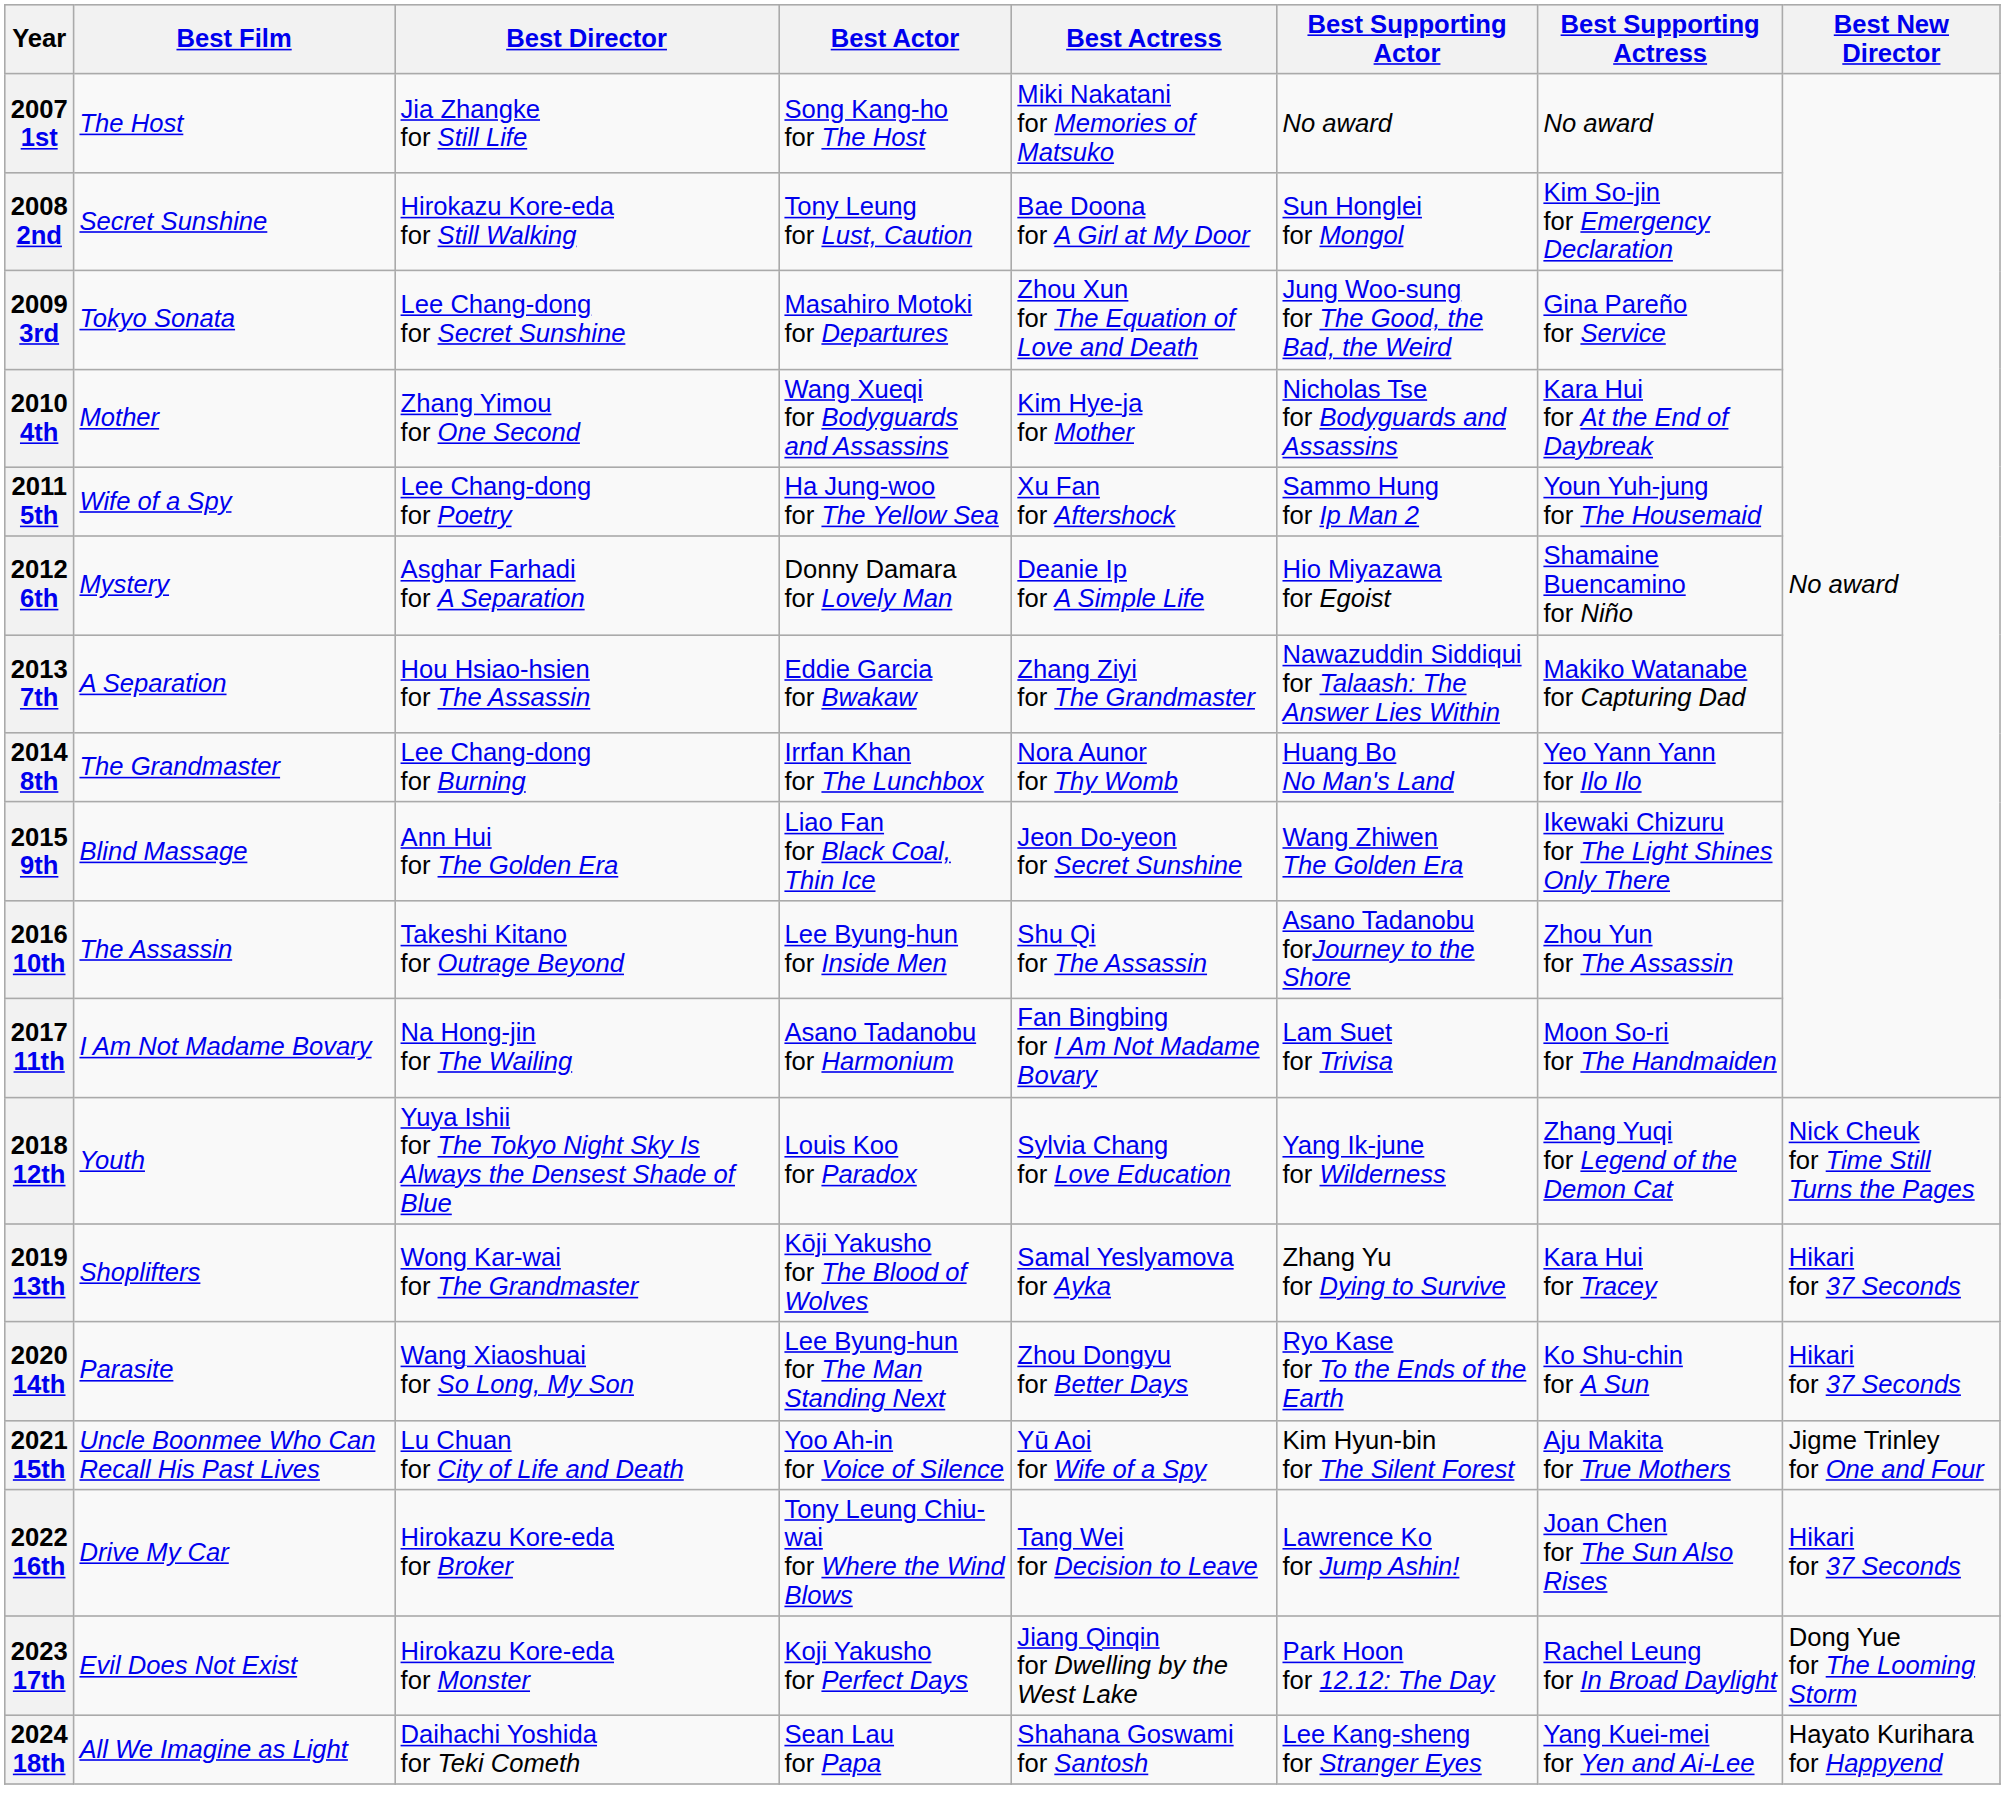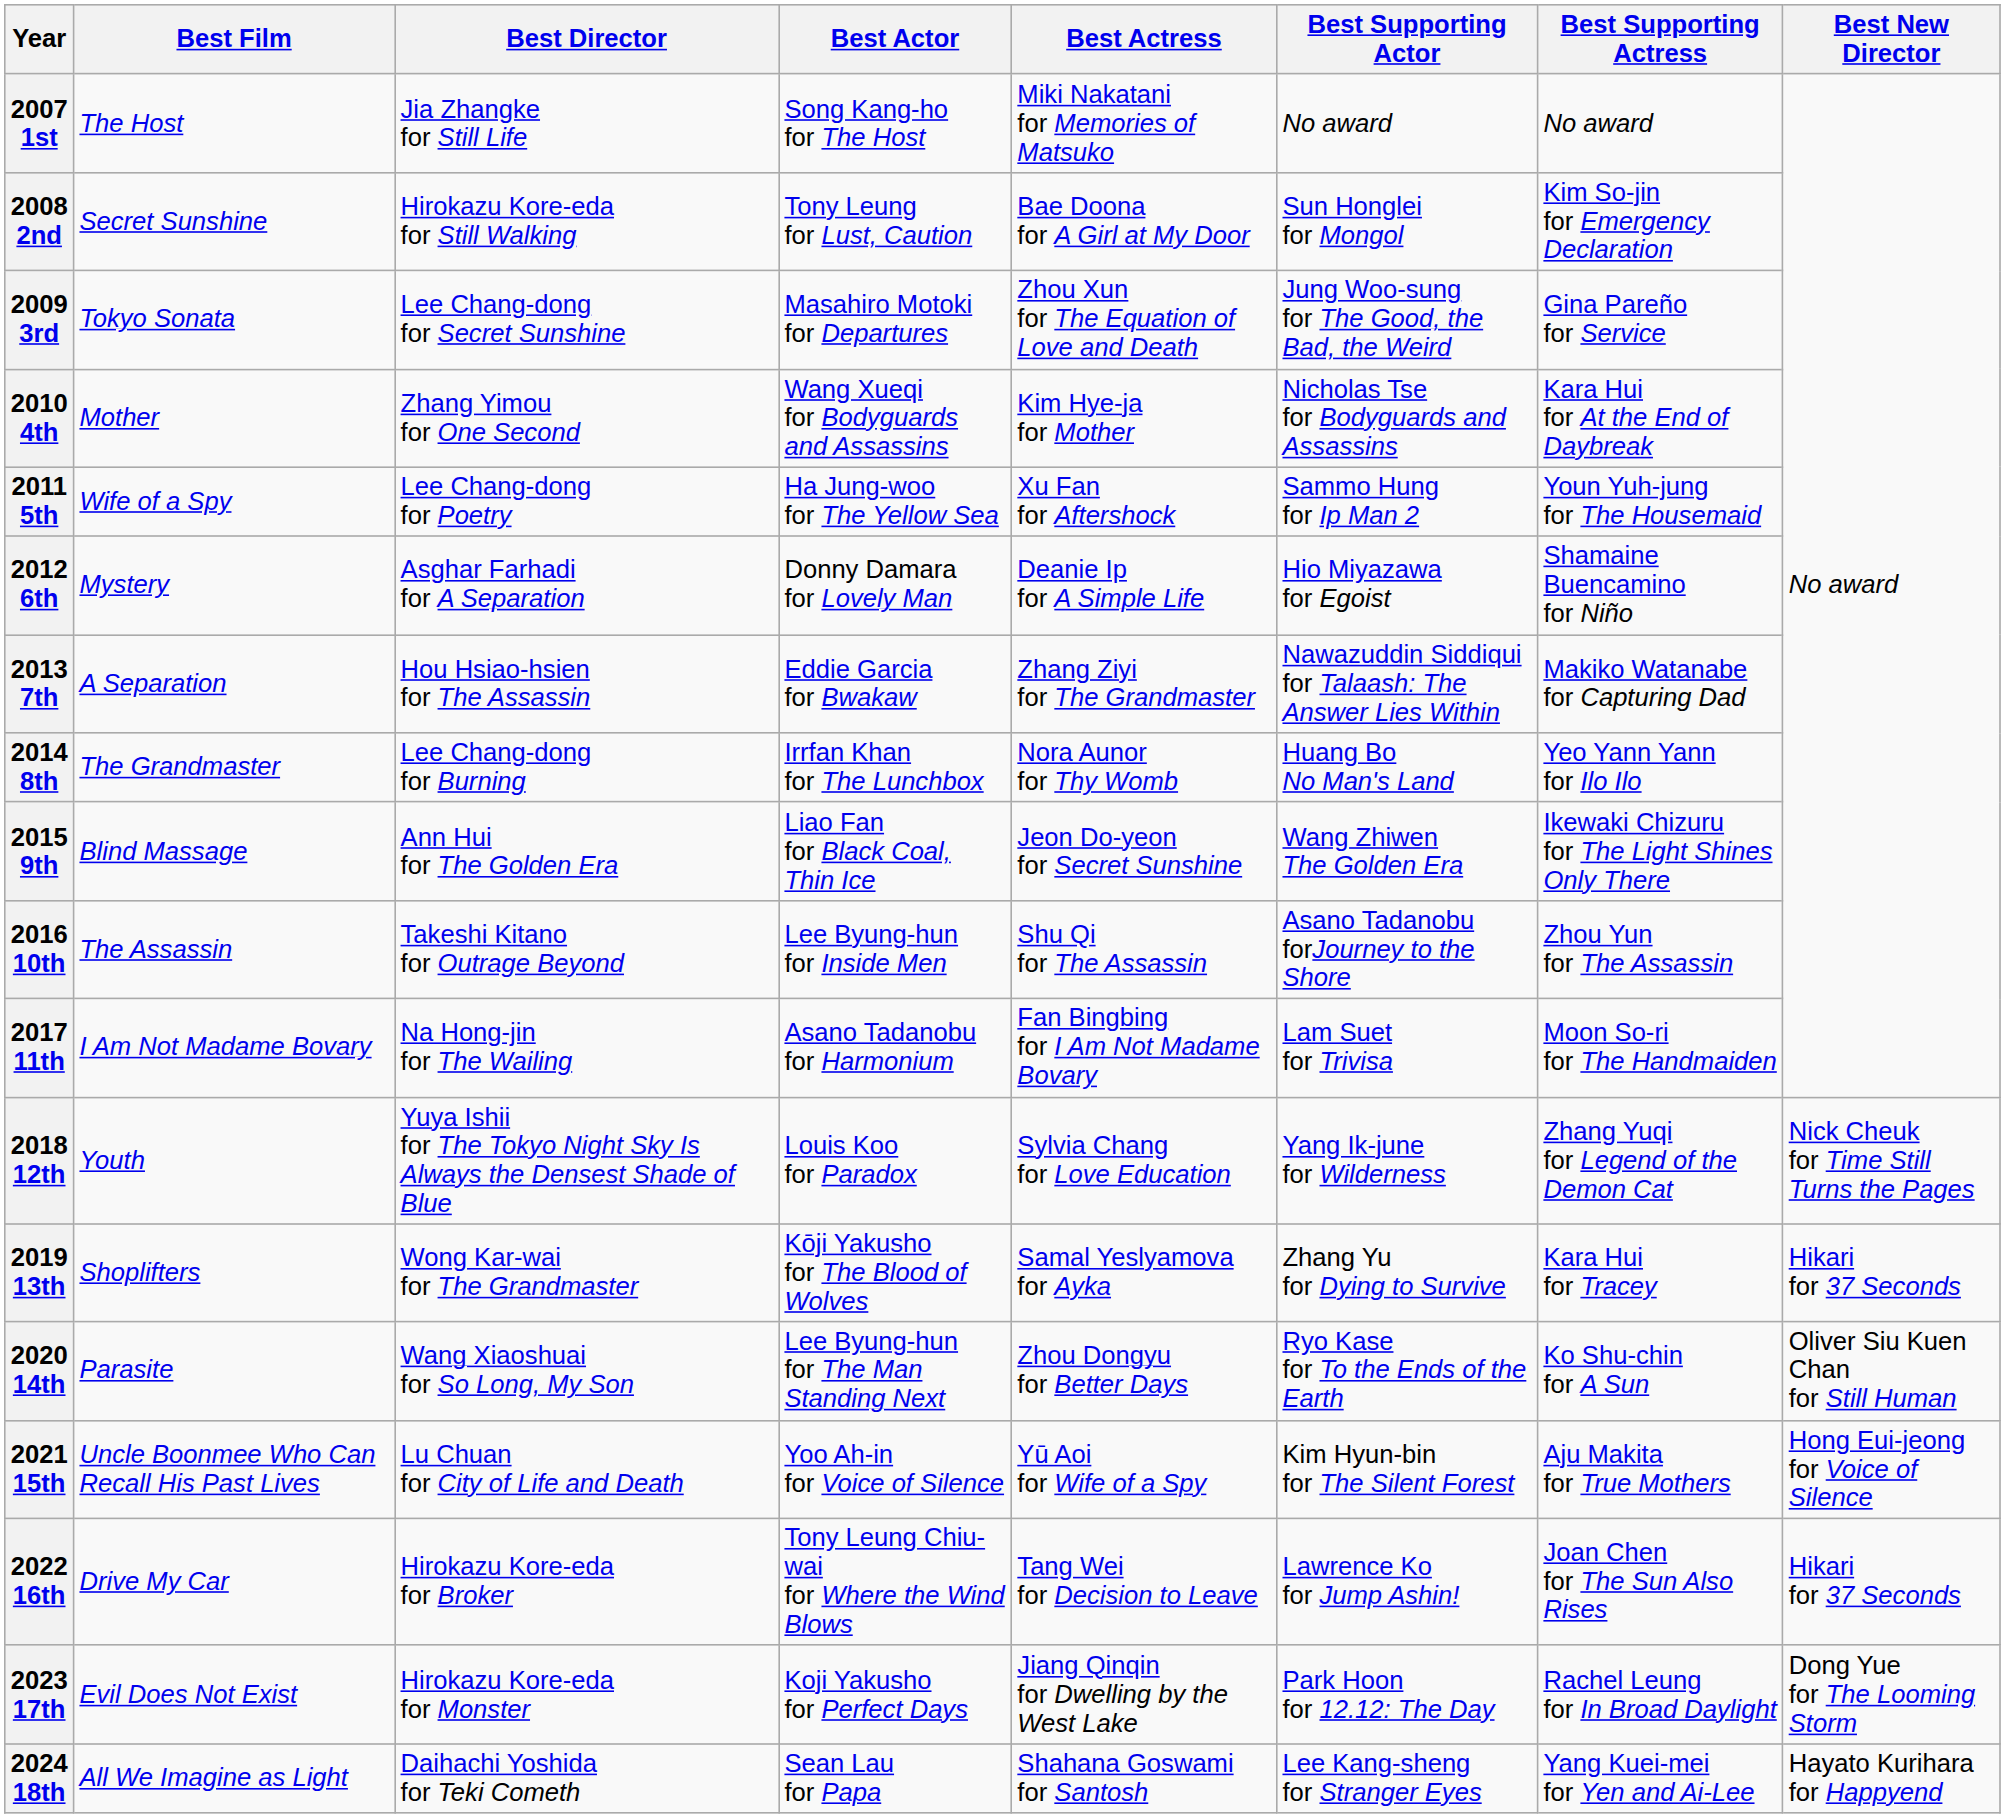(1875, 1370) Hikari for 37 Seconds -> (1878, 1370) Oliver Siu Kuen Chan for Still Human
(1886, 1454) Jigme Trinley for One and Four -> (1877, 1468) Hong Eui-jeong for Voice of Silence
